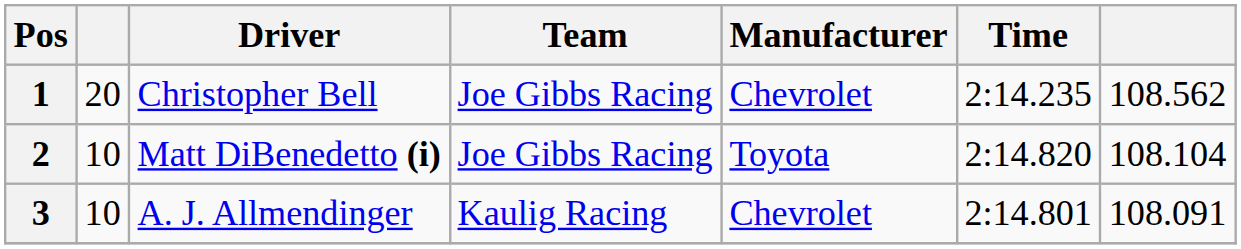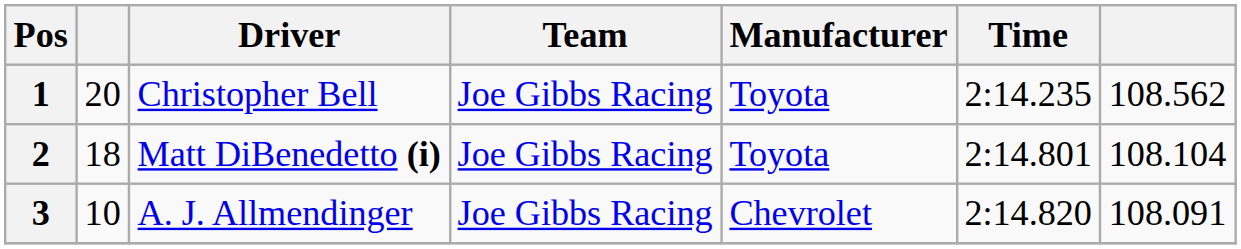(801, 94) Chevrolet -> (779, 94) Toyota
(103, 153) 10 -> (103, 153) 18
(1028, 153) 2:14.820 -> (1028, 153) 2:14.801
(562, 213) Kaulig Racing -> (585, 213) Joe Gibbs Racing
(1028, 213) 2:14.801 -> (1028, 213) 2:14.820
